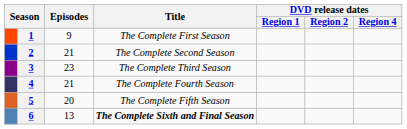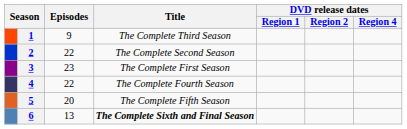(175, 36) The Complete First Season -> (175, 36) The Complete Third Season
(69, 52) 21 -> (69, 52) 22
(175, 68) The Complete Third Season -> (175, 68) The Complete First Season
(69, 84) 21 -> (69, 84) 22
